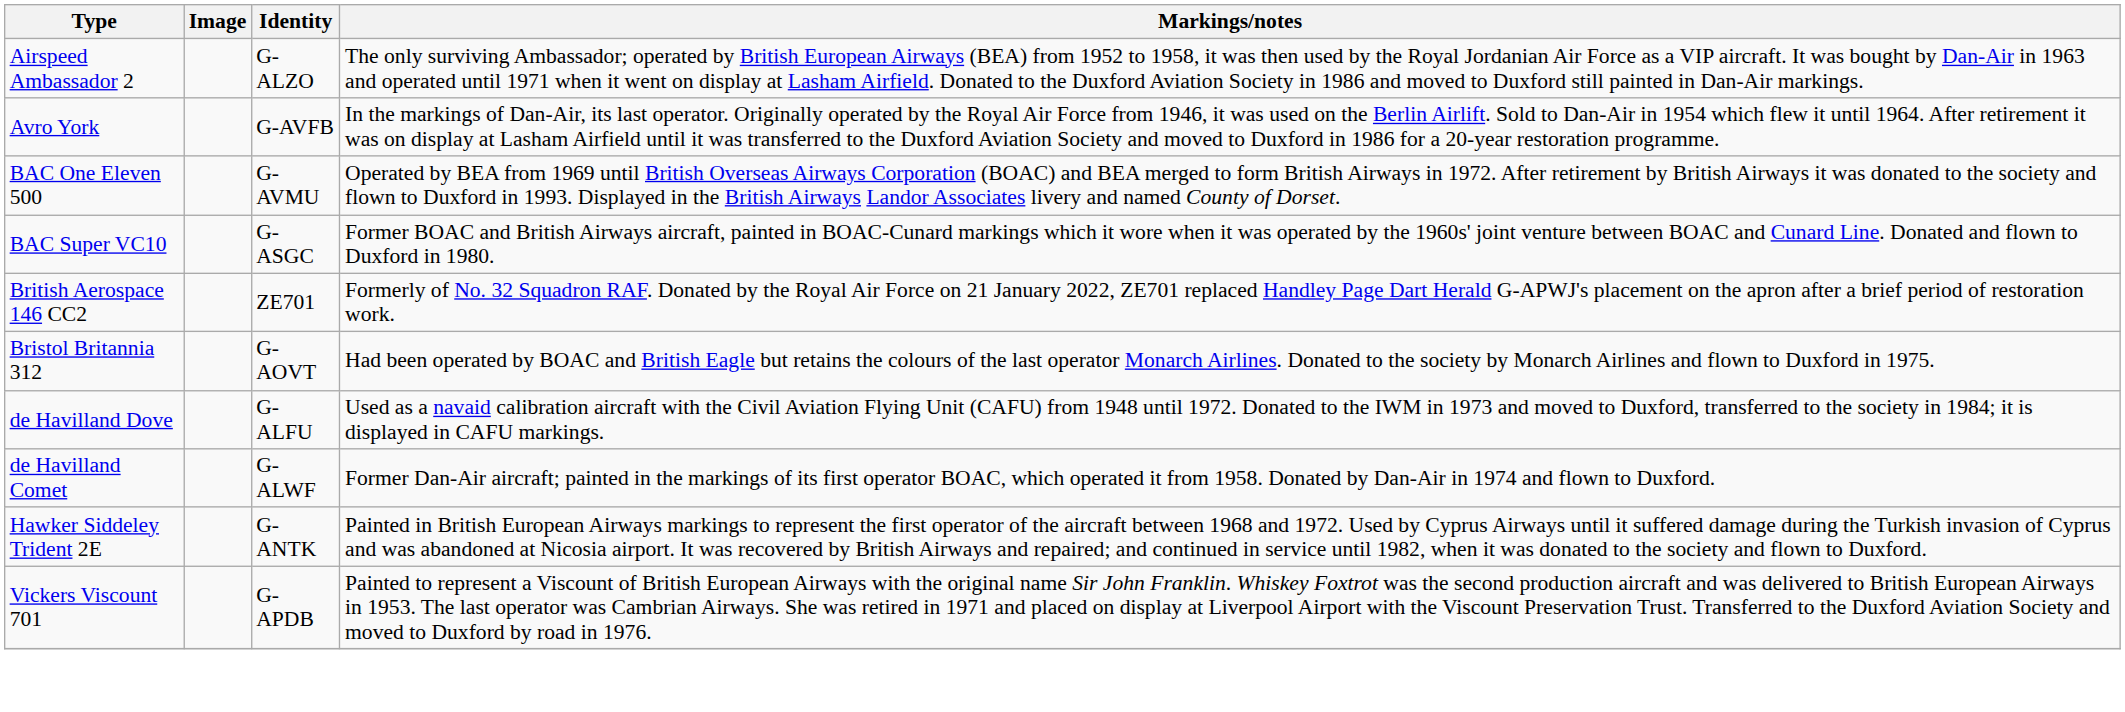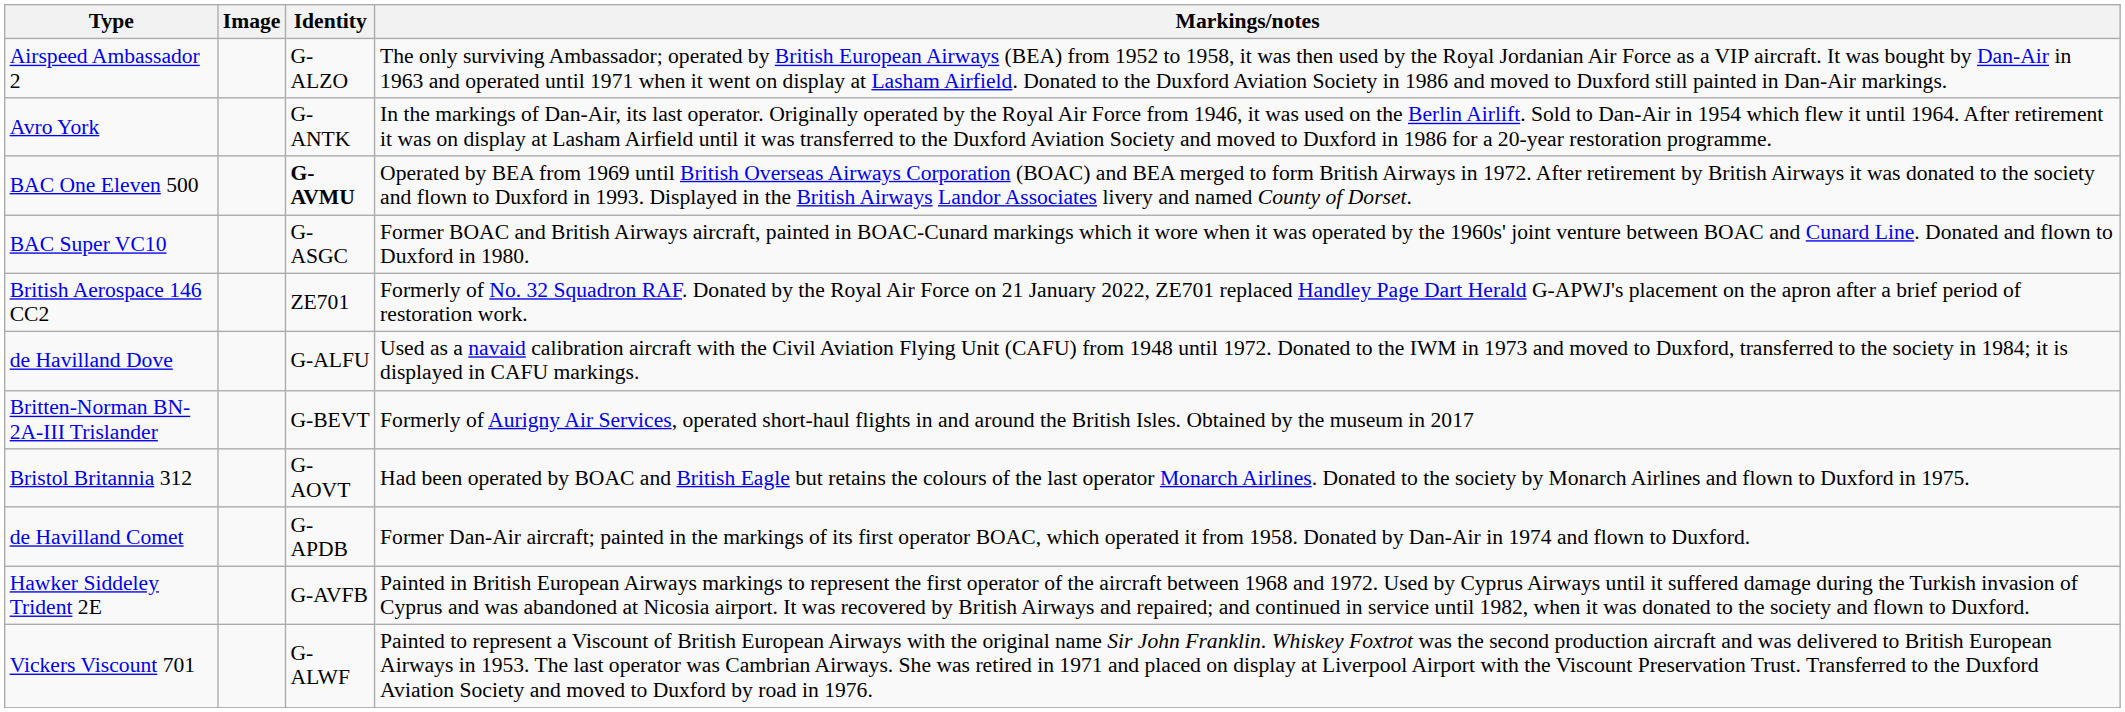(295, 126) G-AVFB -> (320, 126) G-ANTK
(288, 185) normal -> (323, 185) bold
rows swapped: (82, 360) <-> (91, 419)
+ row: (100, 419)
(286, 477) G-ALWF -> (319, 536) G-APDB
(286, 536) G-ANTK -> (329, 595) G-AVFB
(285, 607) G-APDB -> (320, 665) G-ALWF
